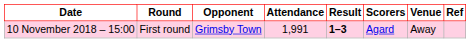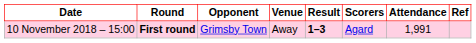columns swapped: (426, 12) <-> (295, 12)
(165, 29) normal -> (167, 29) bold
